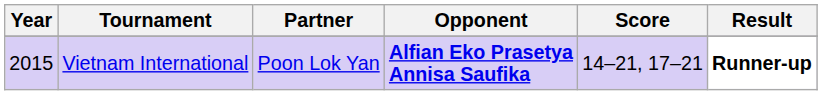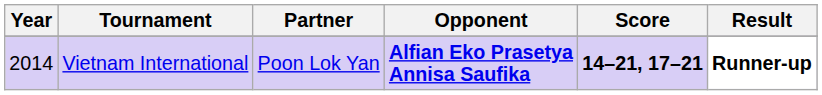(31, 63) 2015 -> (31, 63) 2014
(643, 63) normal -> (643, 63) bold
